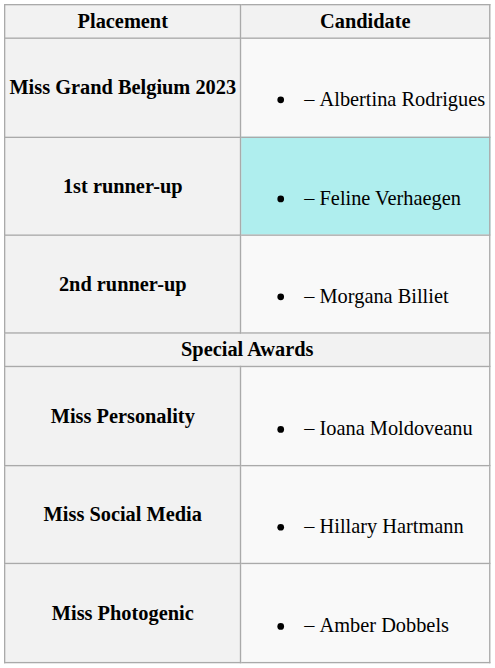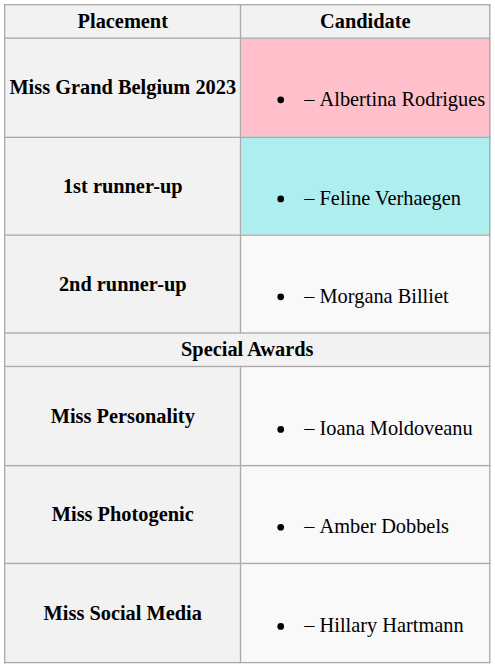(365, 100) no background -> (365, 100) pink background
rows swapped: (123, 514) <-> (123, 613)
